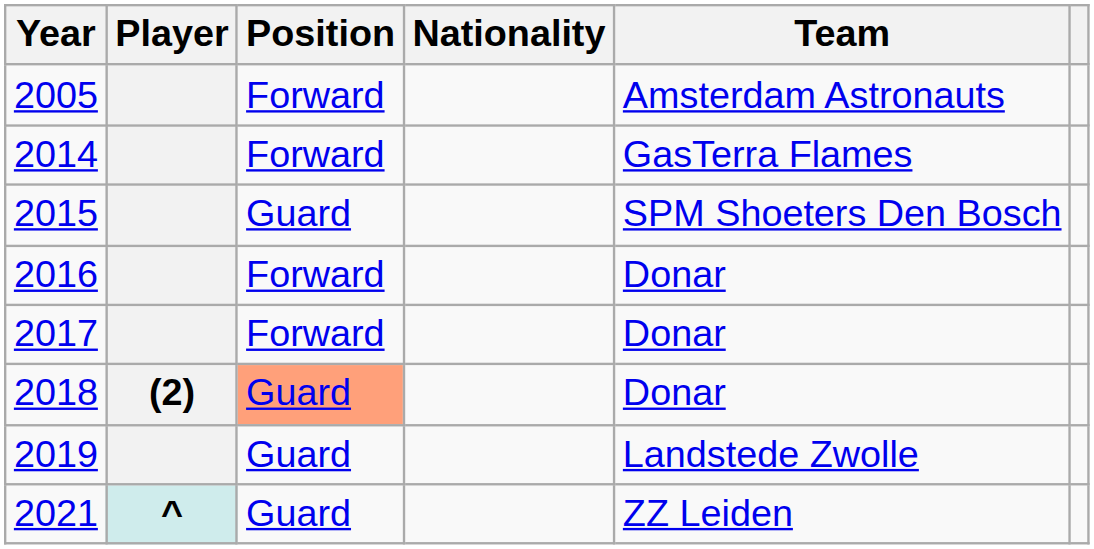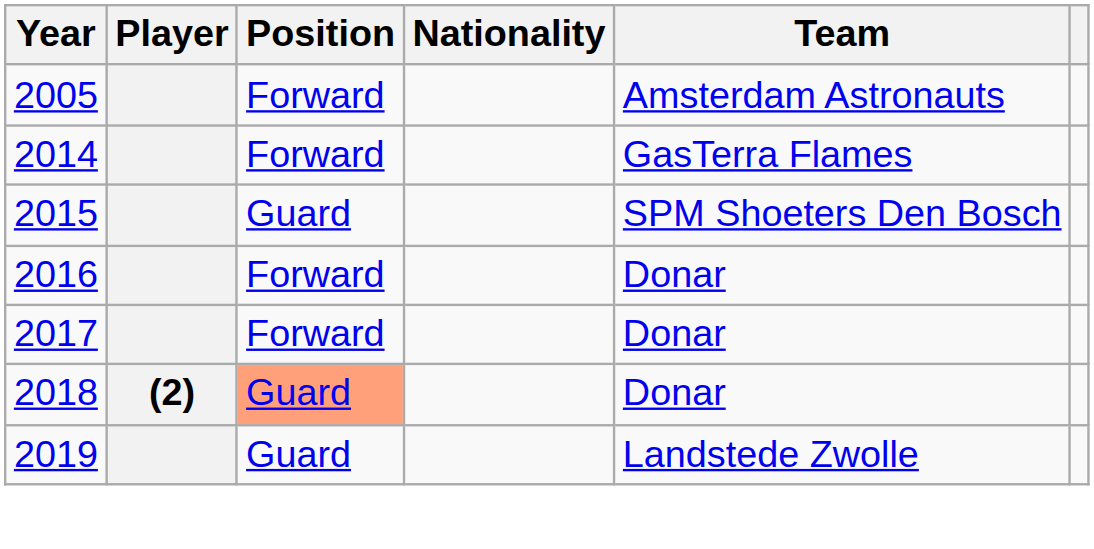- row: (56, 513)
